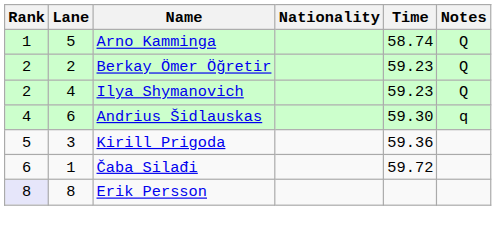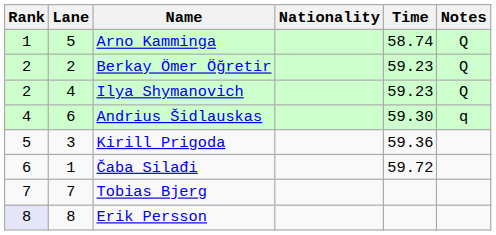+ row: (152, 192)
